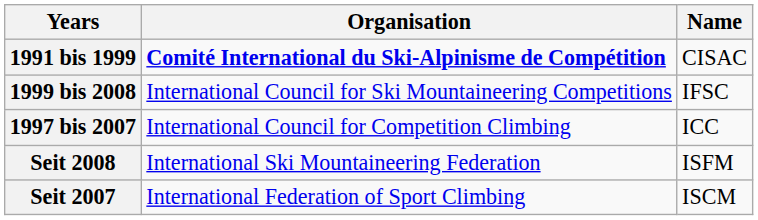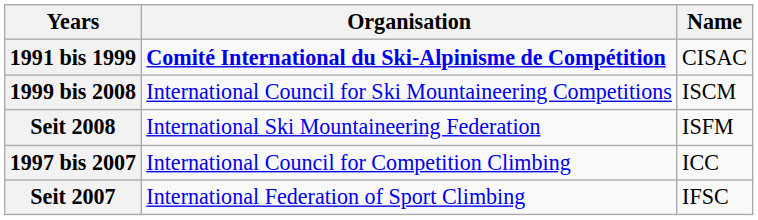(705, 92) IFSC -> (709, 92) ISCM
rows swapped: (73, 162) <-> (73, 127)
(709, 197) ISCM -> (705, 197) IFSC
